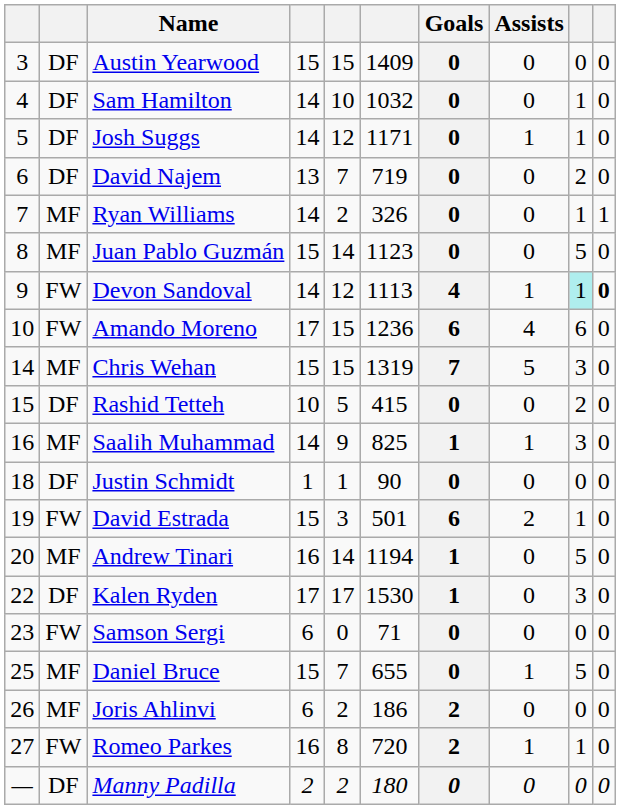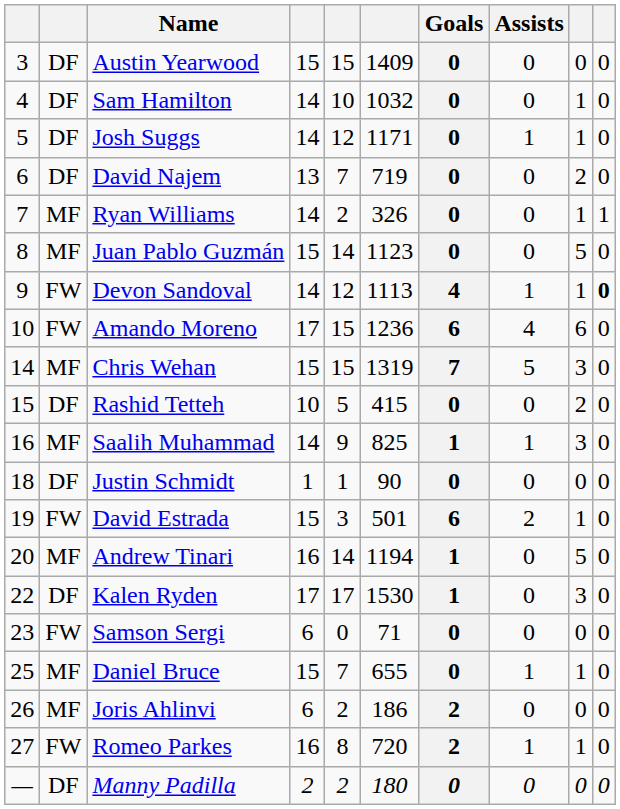(581, 289) paleturquoise background -> (581, 289) no background
(581, 670) 5 -> (581, 670) 1
